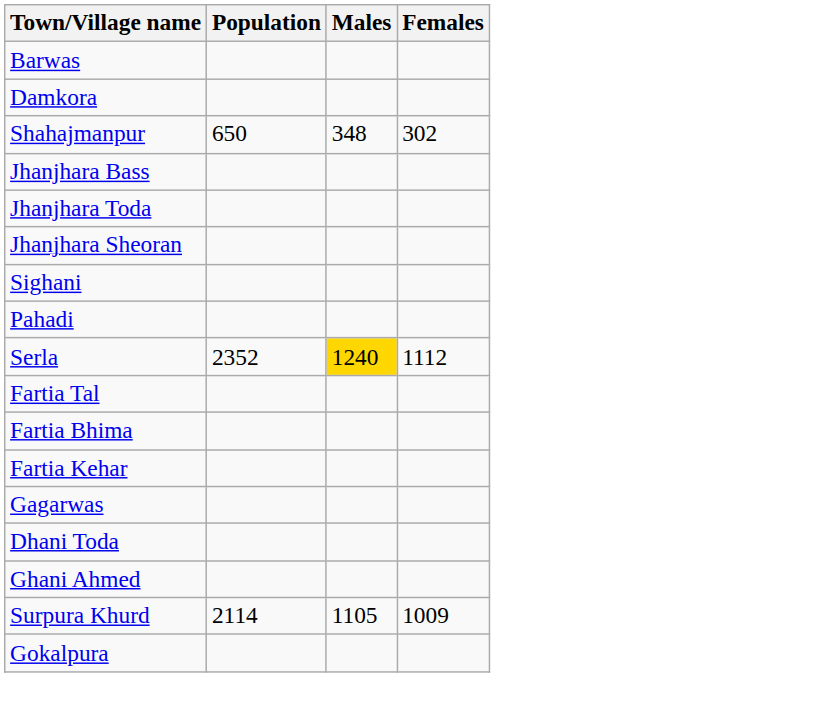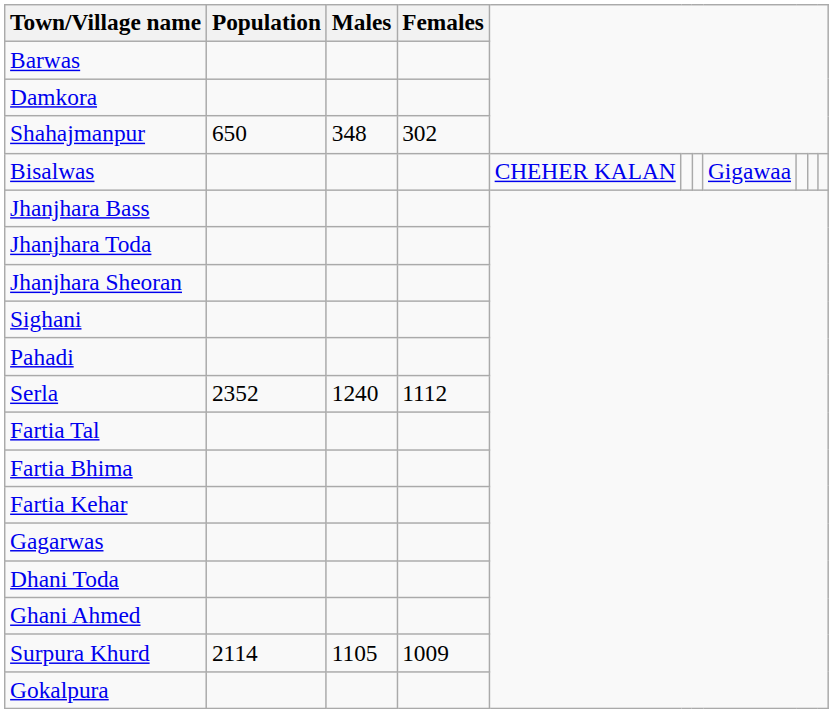+ row: (52, 171)
(355, 356) gold background -> (355, 393) no background
